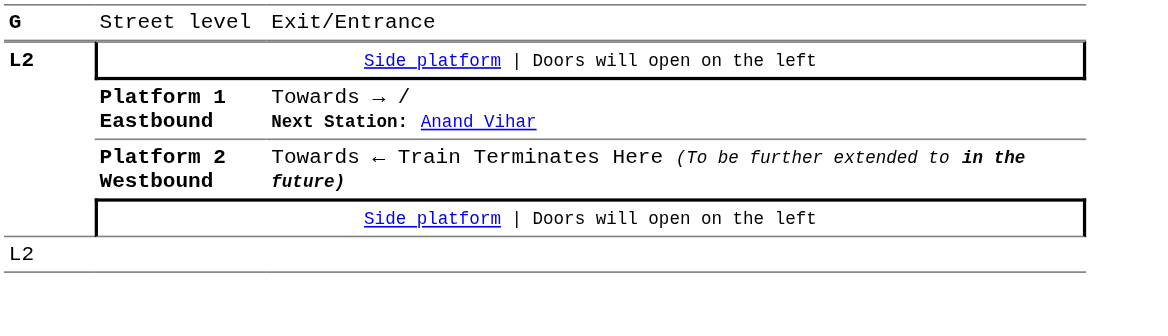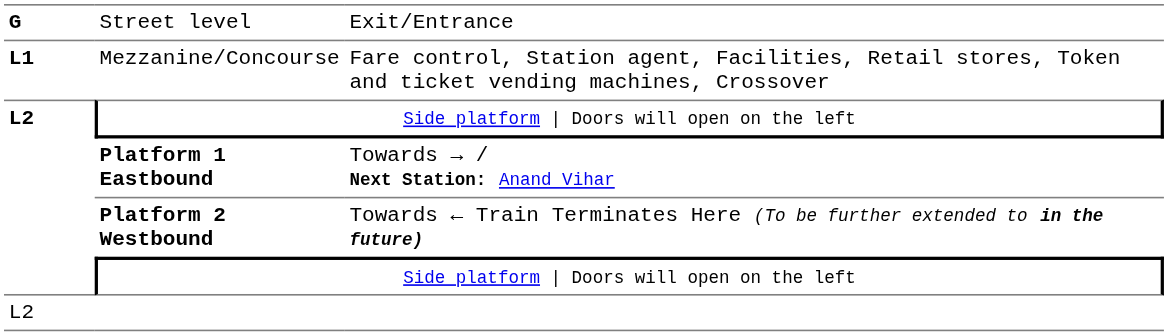+ row: (220, 58)
